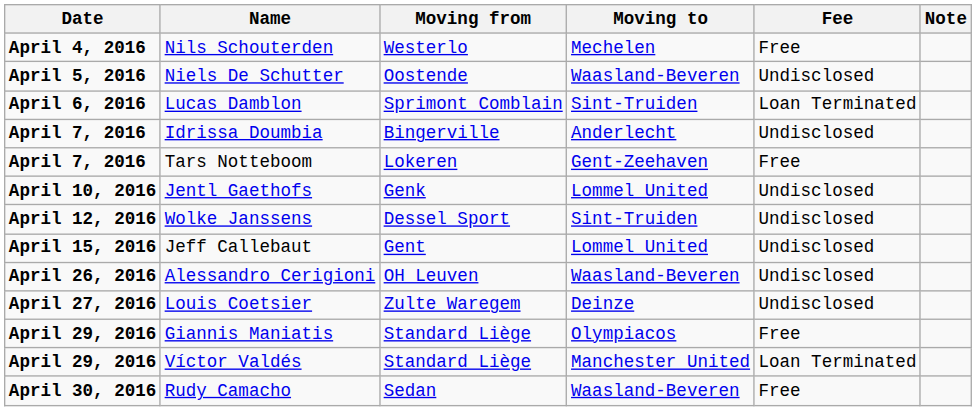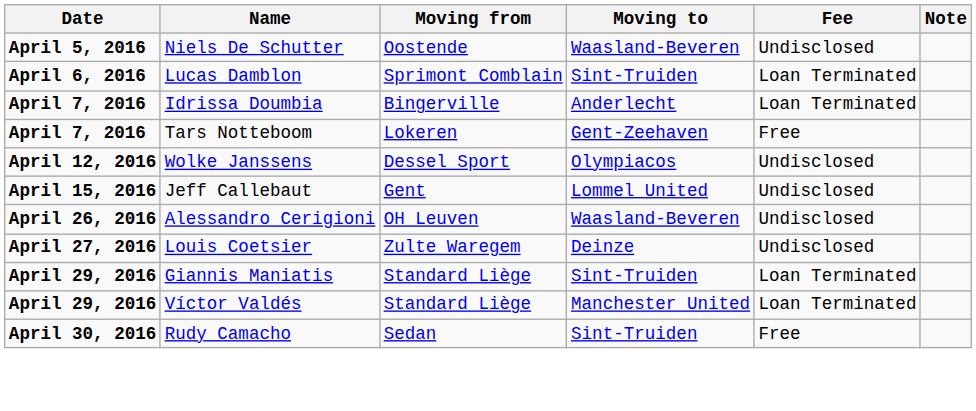- row: (249, 48)
(816, 133) Undisclosed -> (837, 105) Loan Terminated
- row: (238, 191)
(634, 219) Sint-Truiden -> (624, 162) Olympiacos
(624, 334) Olympiacos -> (634, 276) Sint-Truiden
(780, 334) Free -> (837, 276) Loan Terminated
(655, 391) Waasland-Beveren -> (634, 334) Sint-Truiden
